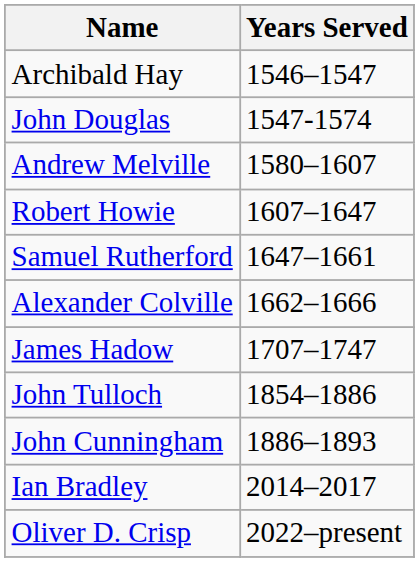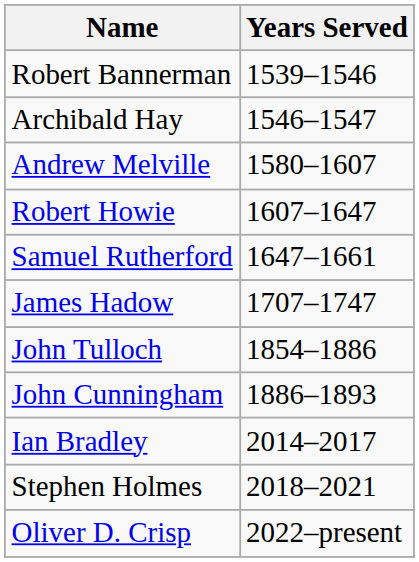+ row: (121, 73)
- row: (91, 119)
- row: (122, 303)
+ row: (107, 486)
